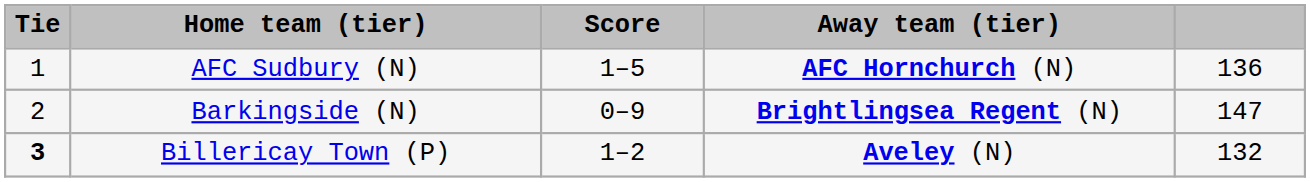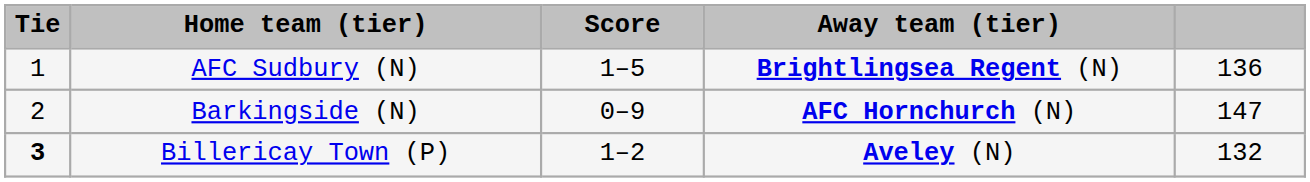(939, 69) AFC Hornchurch (N) -> (939, 69) Brightlingsea Regent (N)
(939, 111) Brightlingsea Regent (N) -> (939, 111) AFC Hornchurch (N)
